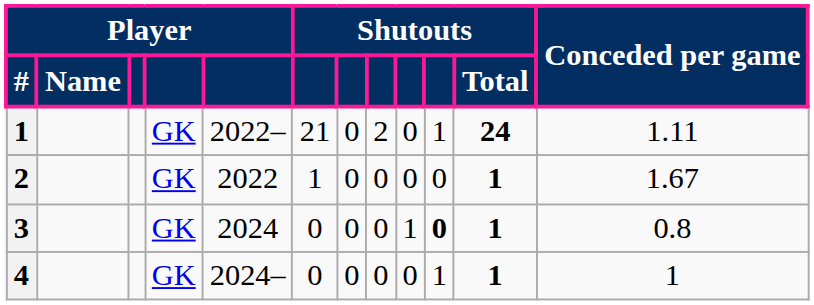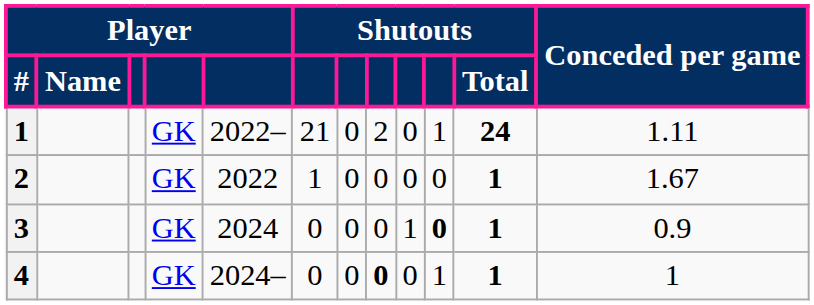(672, 227) 0.8 -> (672, 227) 0.9
(381, 275) normal -> (381, 275) bold
